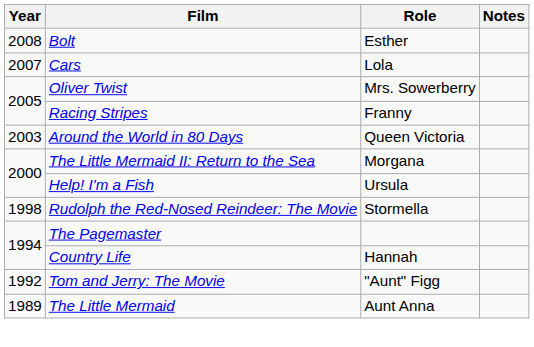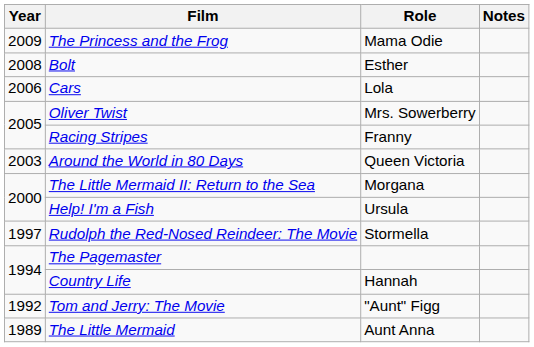+ row: (138, 40)
(25, 64) 2007 -> (25, 88) 2006
(25, 209) 1998 -> (25, 233) 1997
